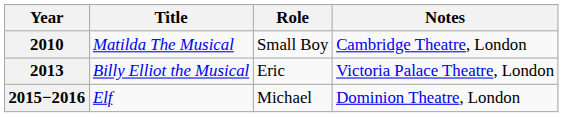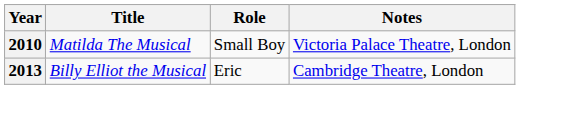(431, 44) Cambridge Theatre, London -> (402, 44) Victoria Palace Theatre, London
(445, 71) Victoria Palace Theatre, London -> (388, 71) Cambridge Theatre, London
- row: (47, 97)
